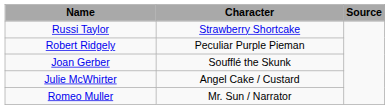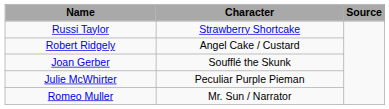(250, 46) Peculiar Purple Pieman -> (250, 46) Angel Cake / Custard
(250, 79) Angel Cake / Custard -> (250, 79) Peculiar Purple Pieman
